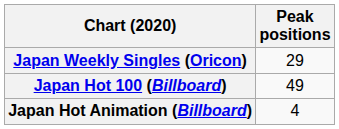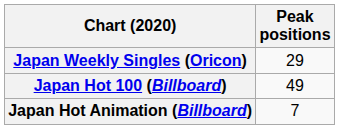(295, 111) 4 -> (295, 111) 7
